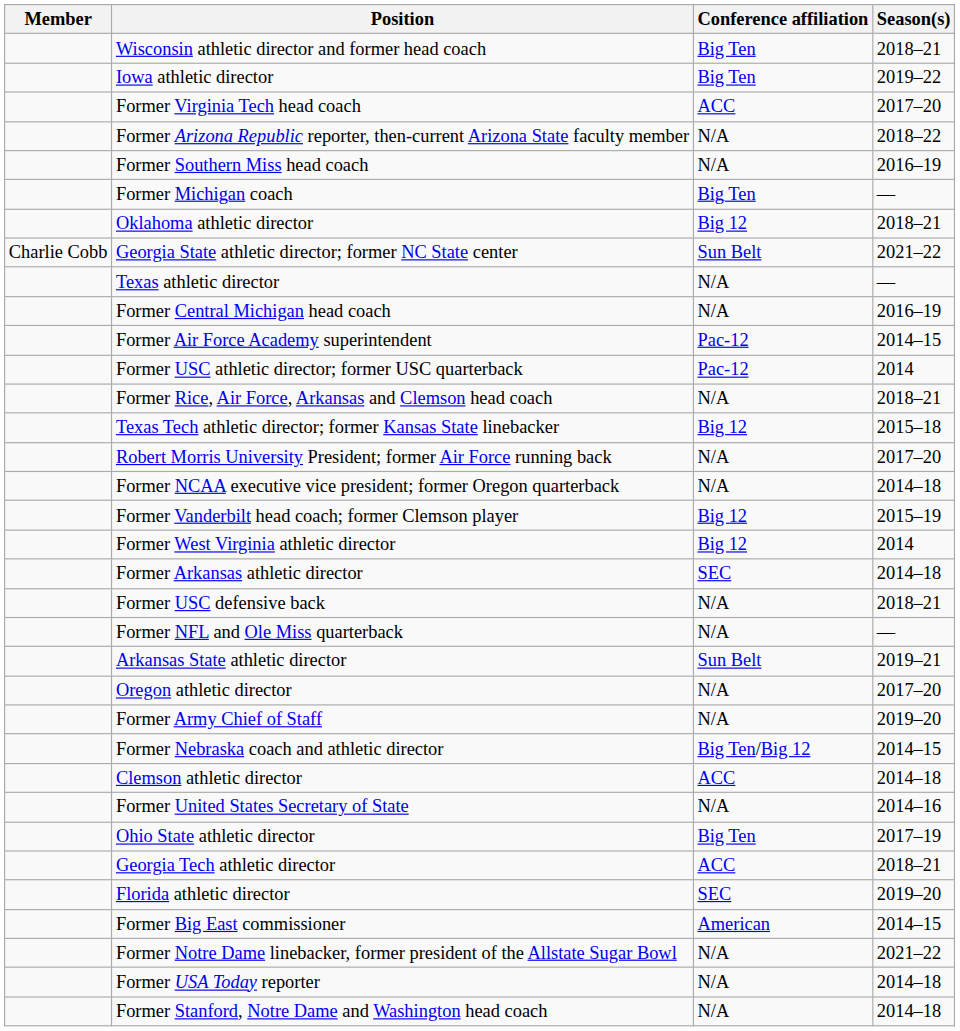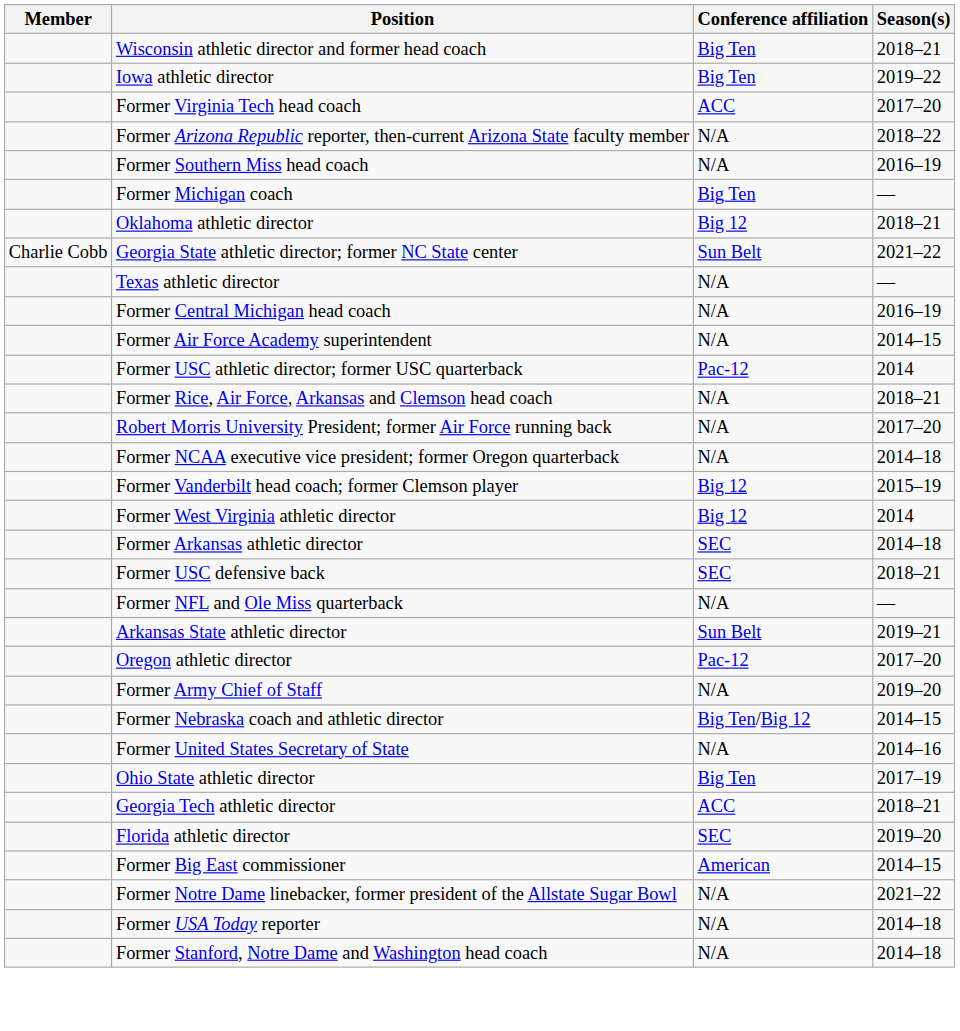(723, 340) Pac-12 -> (713, 340) N/A
- row: (337, 427)
(713, 602) N/A -> (714, 573) SEC
(713, 690) N/A -> (723, 661) Pac-12
- row: (209, 777)
